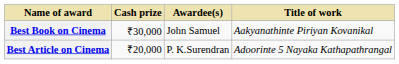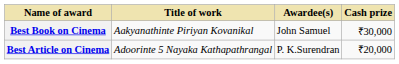columns swapped: (313, 12) <-> (138, 12)
